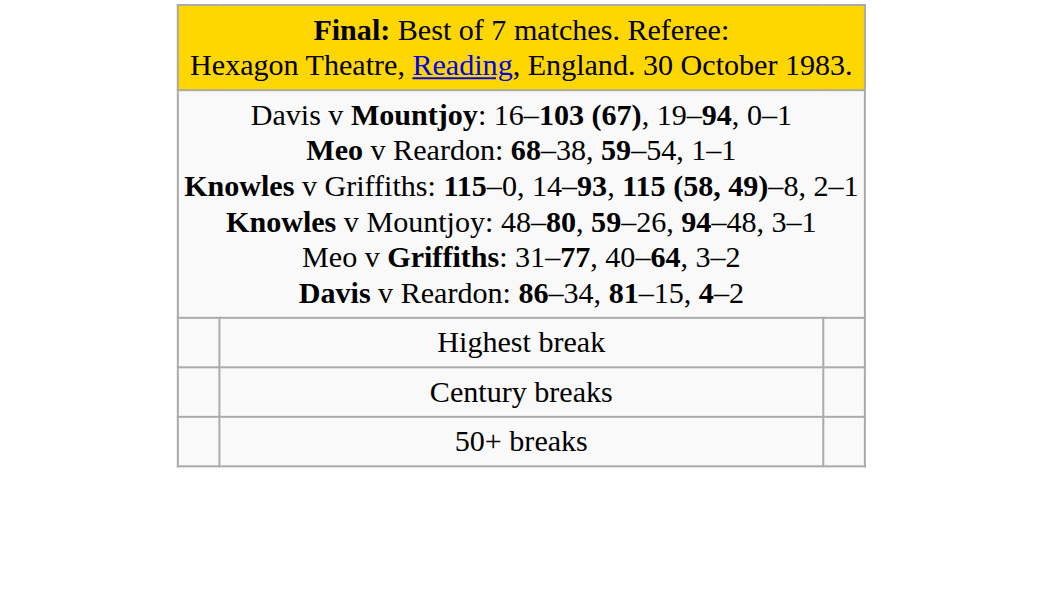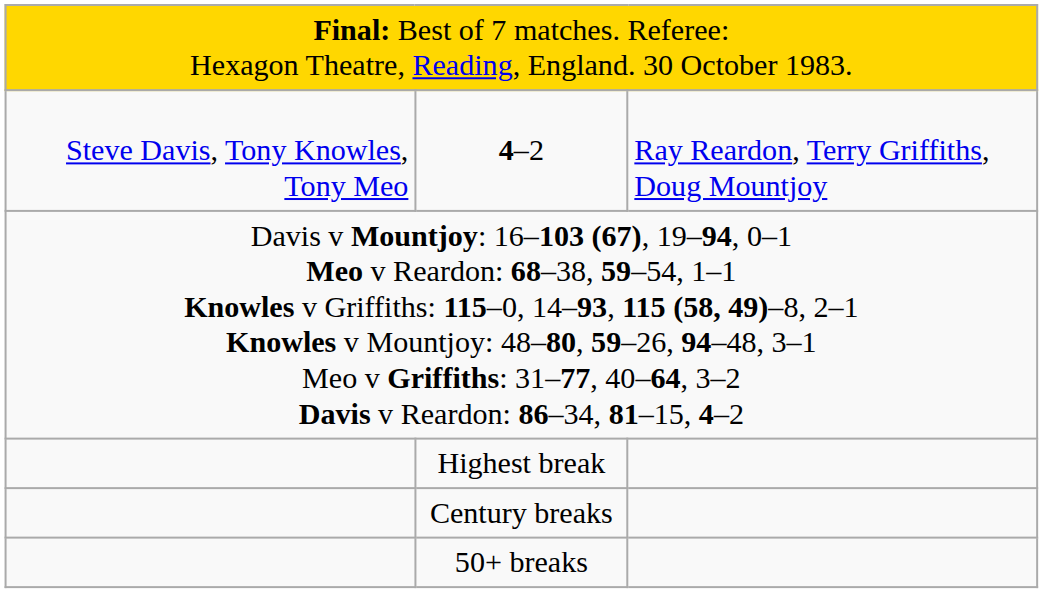+ row: (521, 150)
